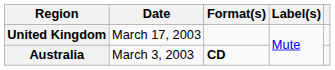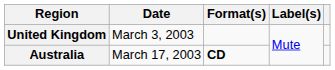(157, 34) March 17, 2003 -> (153, 34) March 3, 2003
(153, 55) March 3, 2003 -> (157, 55) March 17, 2003
